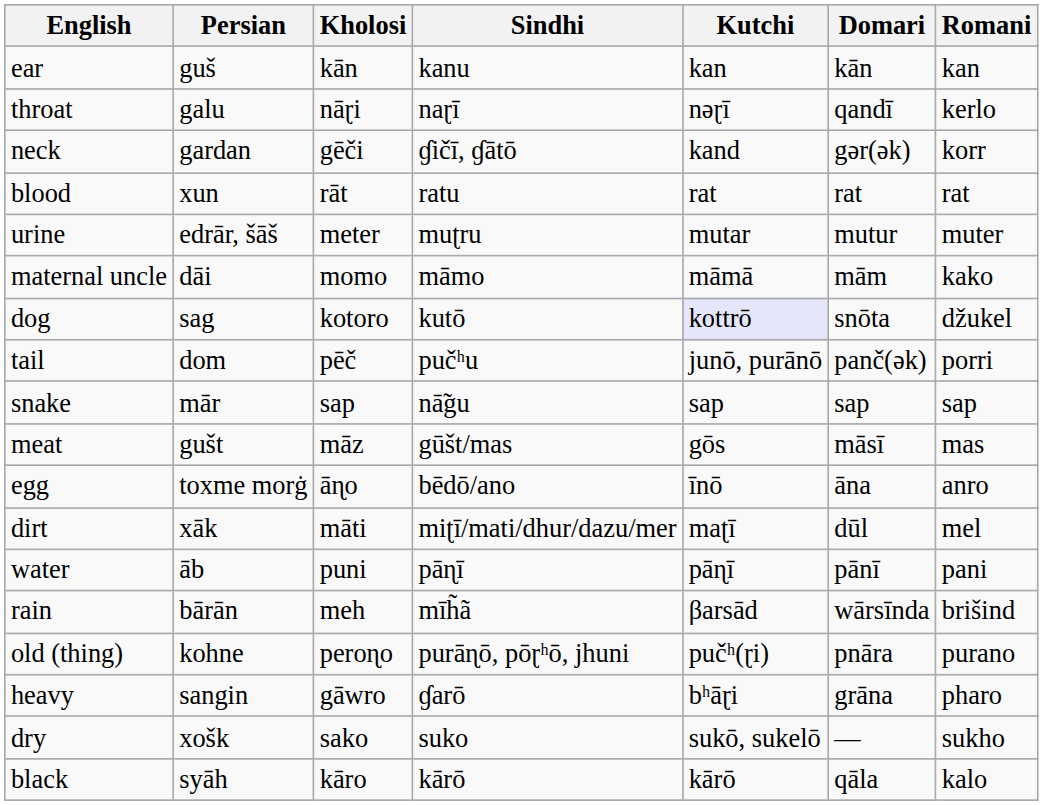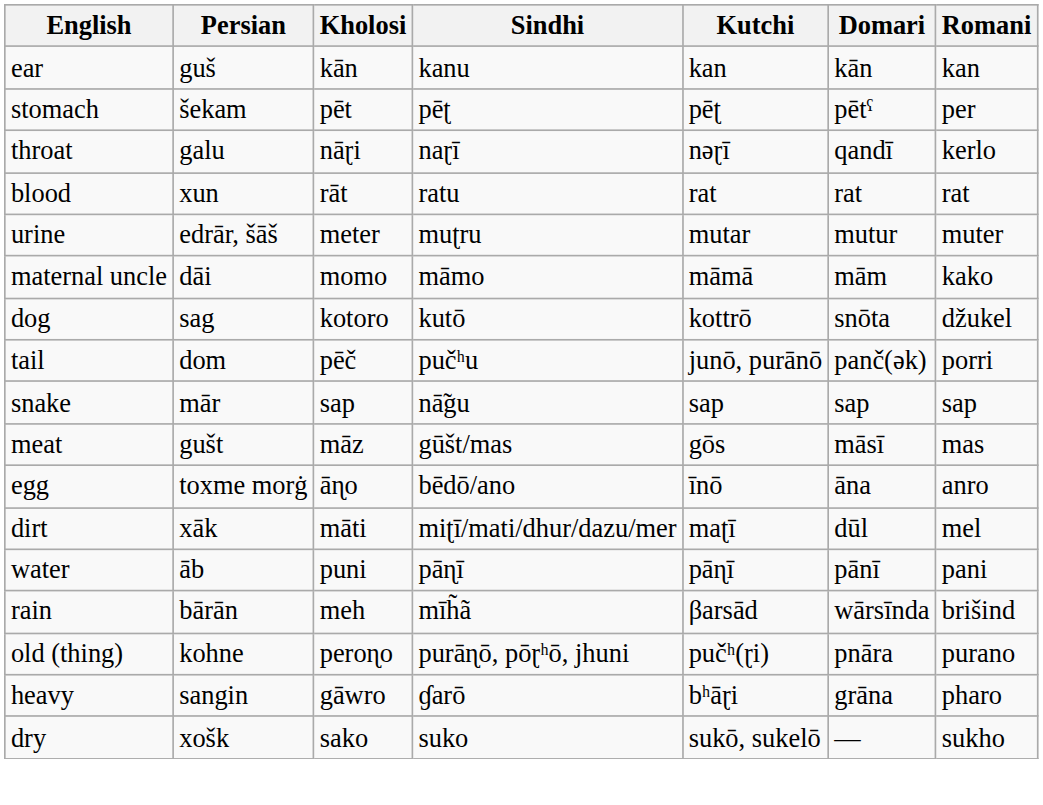+ row: (55, 109)
- row: (36, 151)
(720, 318) lavender background -> (720, 318) no background
- row: (40, 779)
